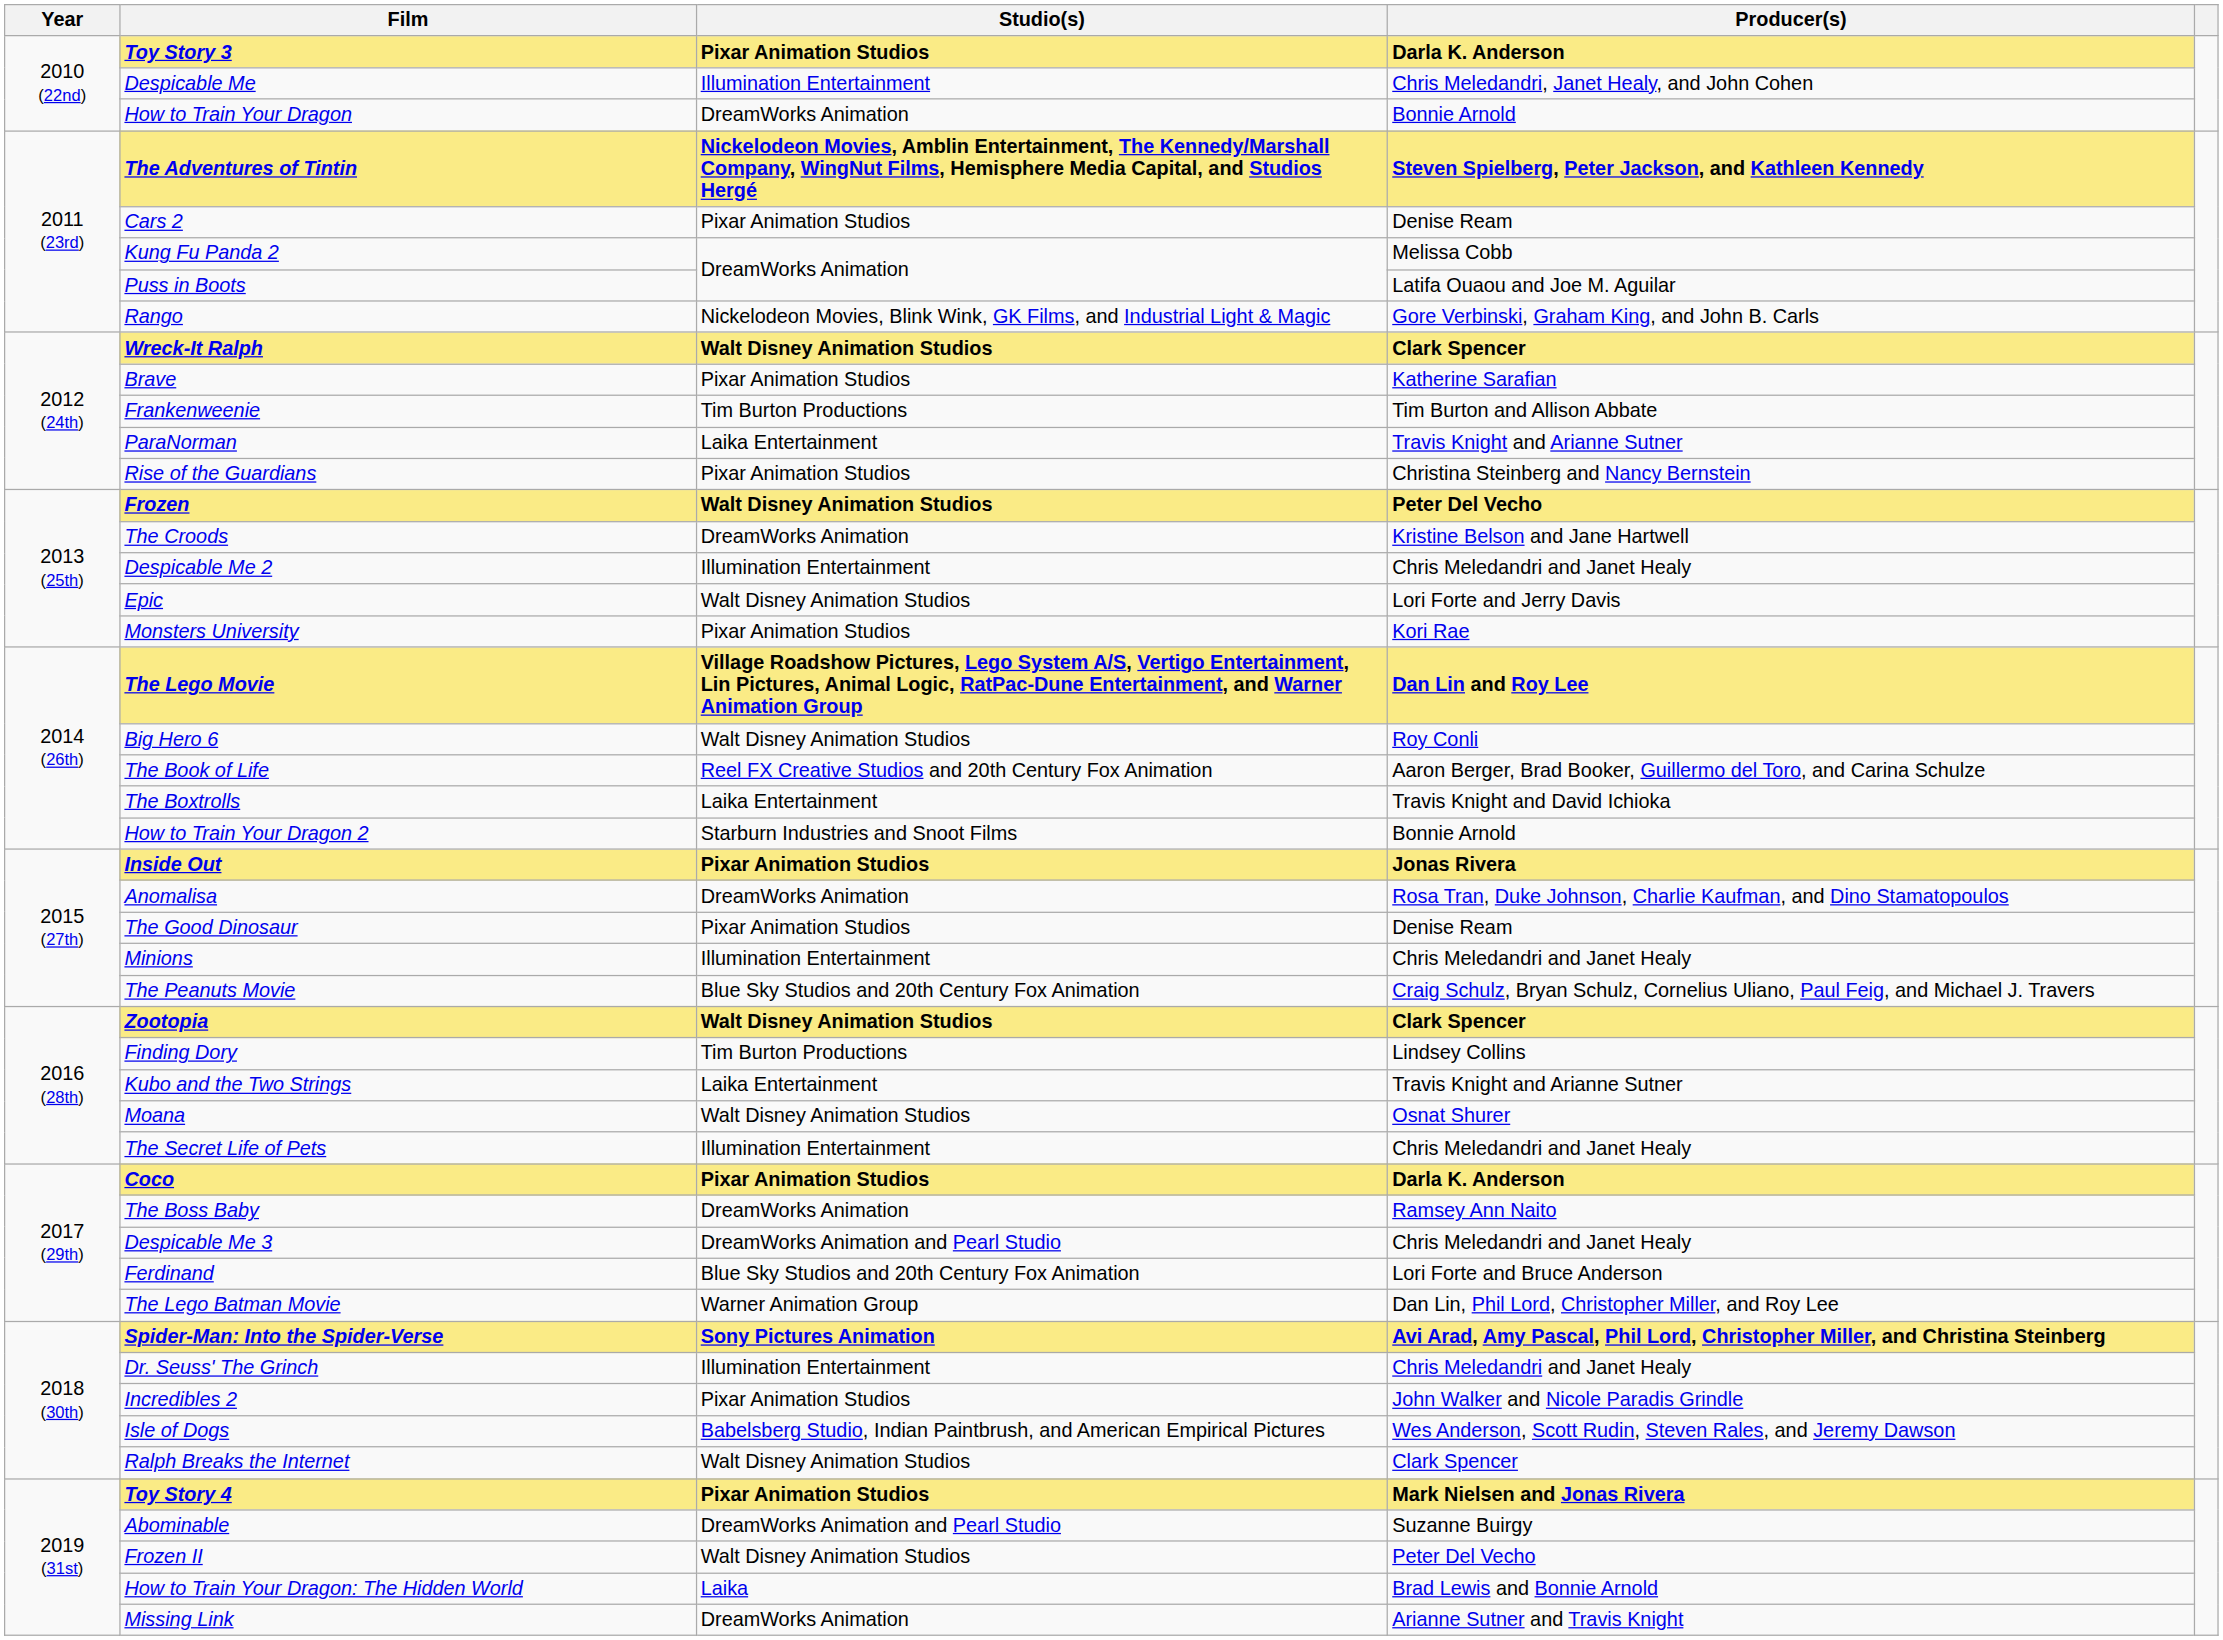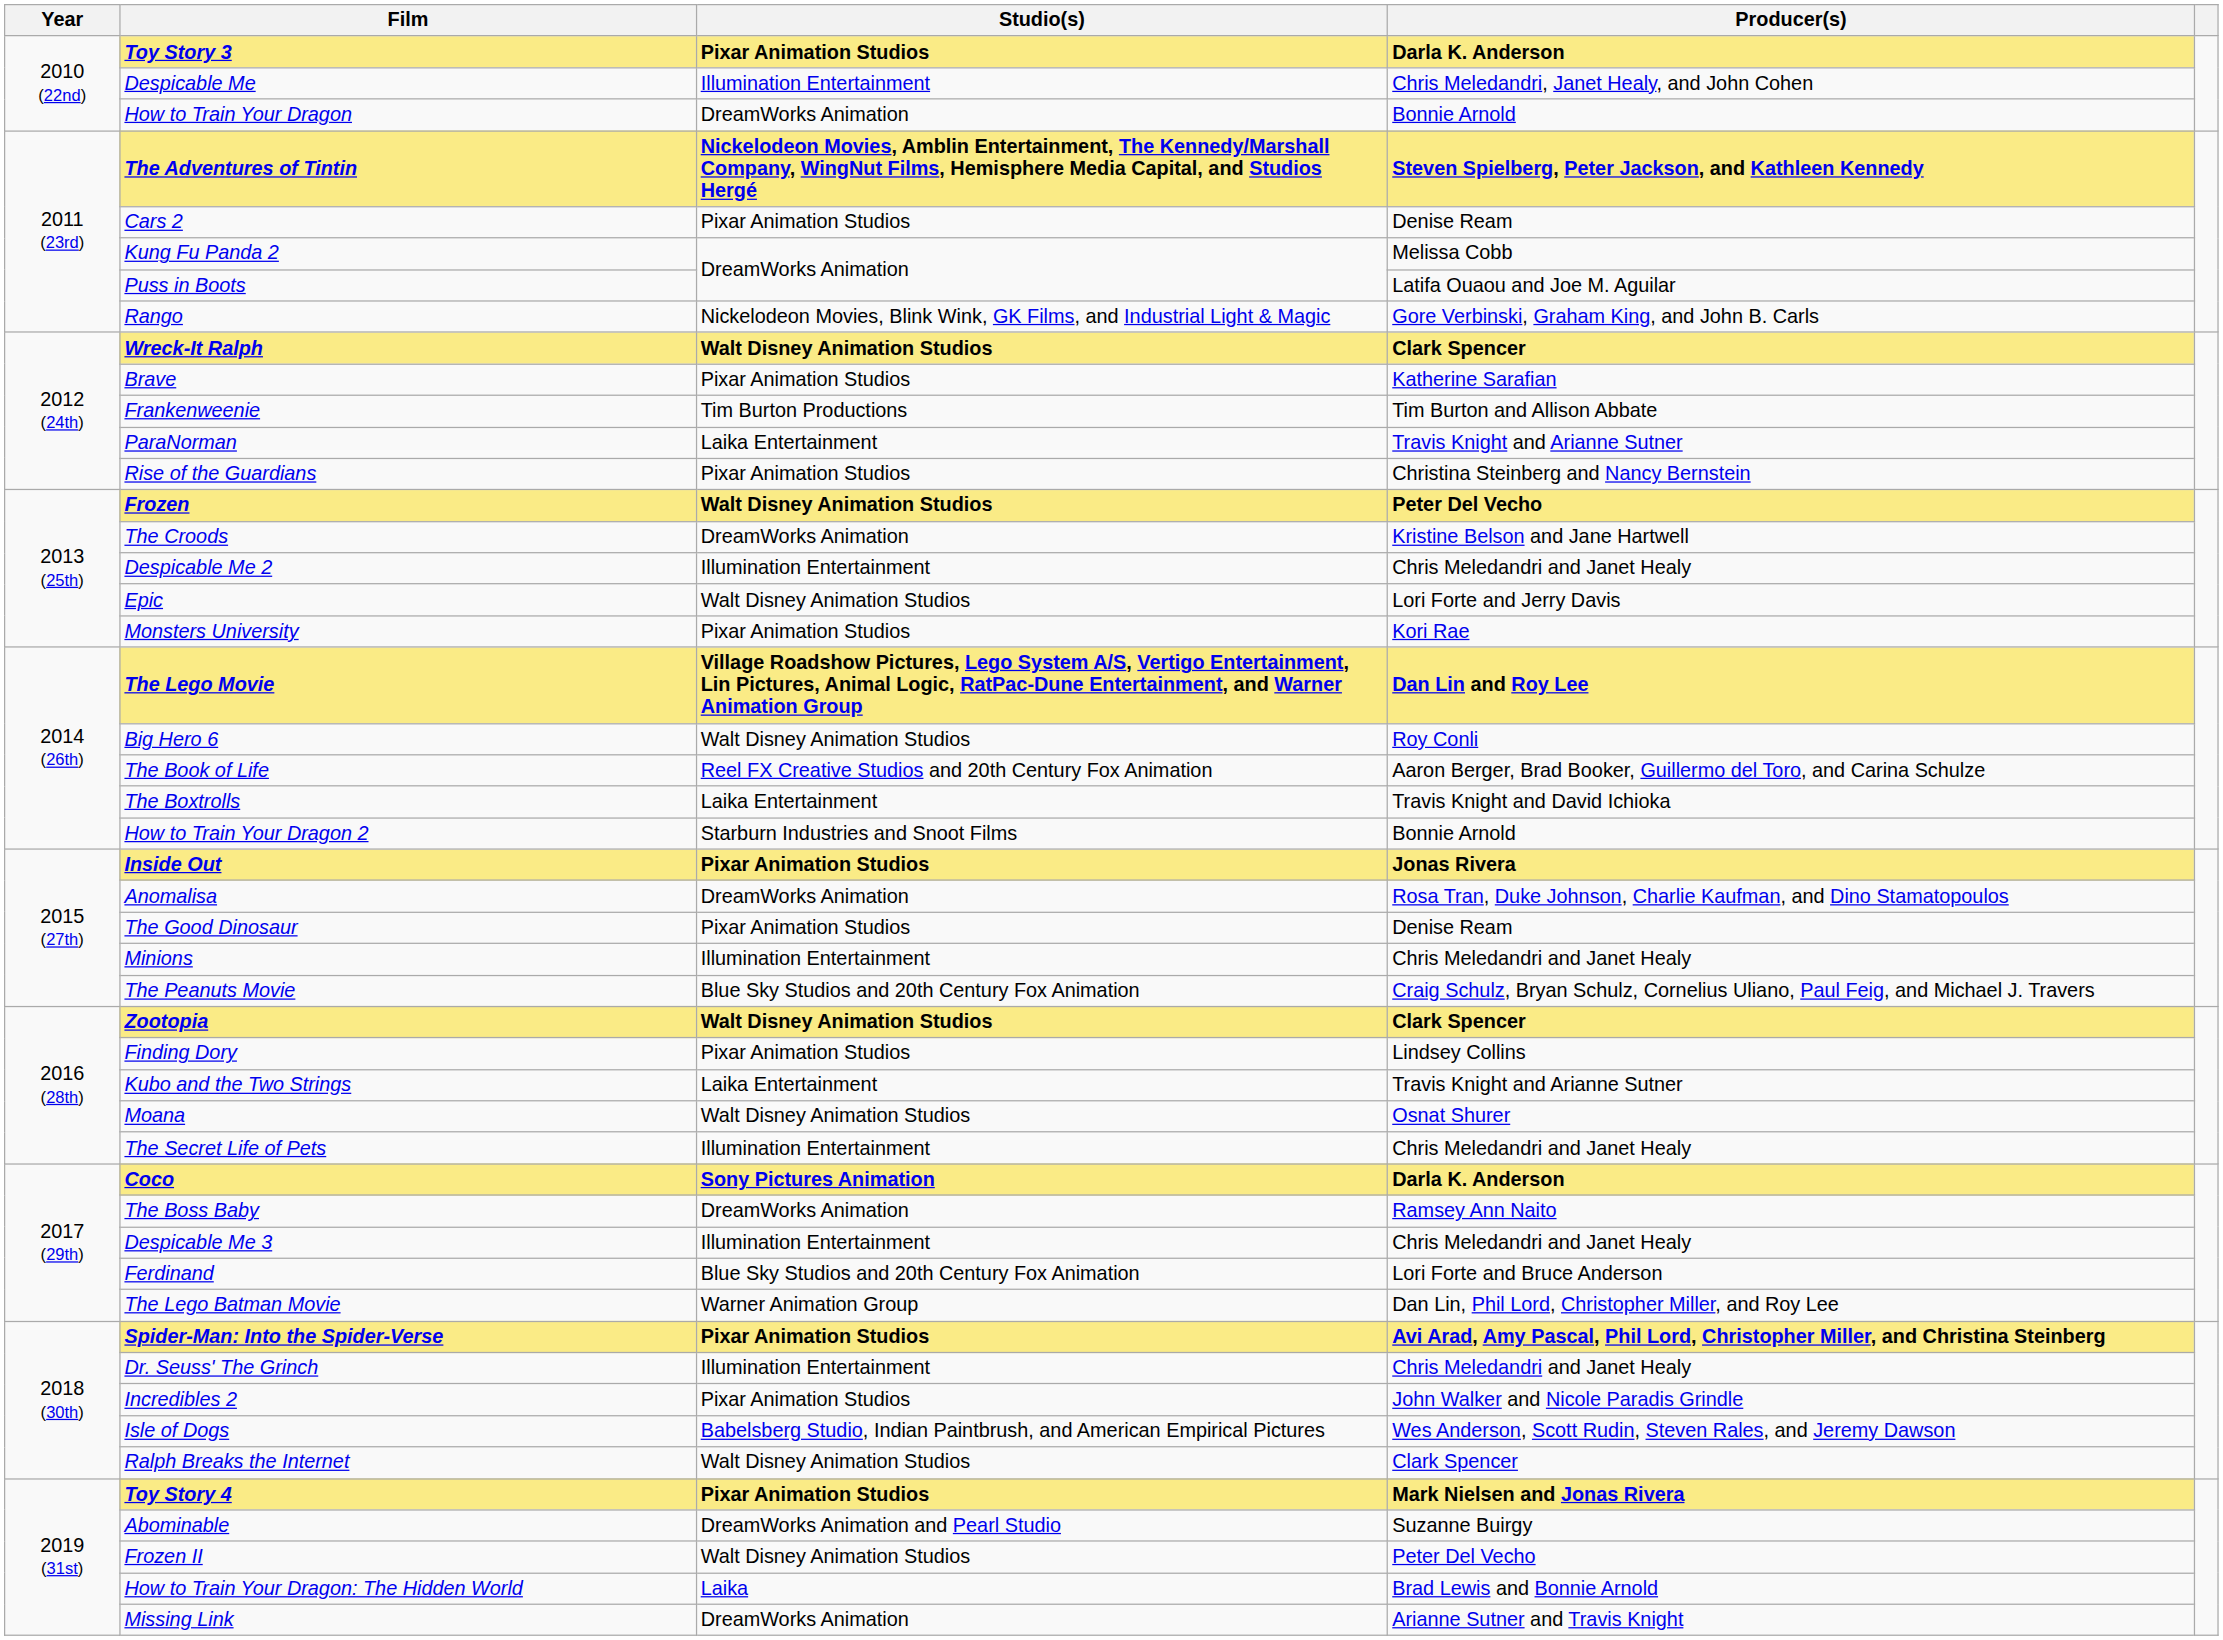(804, 1053) Tim Burton Productions -> (805, 1053) Pixar Animation Studios
(815, 1179) Pixar Animation Studios -> (818, 1179) Sony Pictures Animation
(881, 1242) DreamWorks Animation and Pearl Studio -> (815, 1242) Illumination Entertainment
(818, 1336) Sony Pictures Animation -> (815, 1336) Pixar Animation Studios
